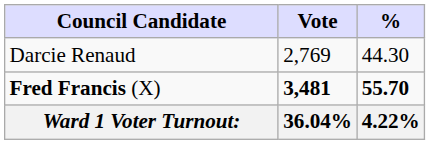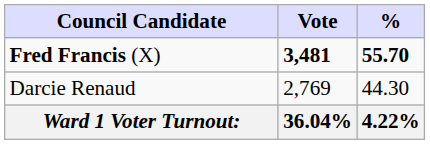rows swapped: (85, 88) <-> (73, 54)
